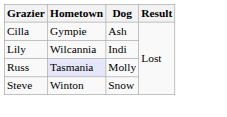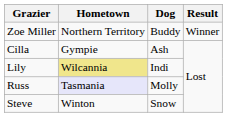+ row: (31, 31)
(73, 49) no background -> (84, 67) khaki background
